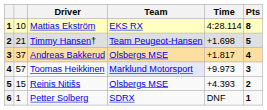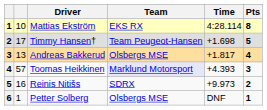(21, 41) 21 -> (21, 41) 17
(21, 55) 37 -> (21, 55) 13
(221, 69) +9.973 -> (221, 69) +4.393
(21, 84) 15 -> (21, 84) 16
(139, 84) Olsbergs MSE -> (122, 84) SDRX
(221, 84) +4.393 -> (221, 84) +9.973
(122, 98) SDRX -> (139, 98) Olsbergs MSE
